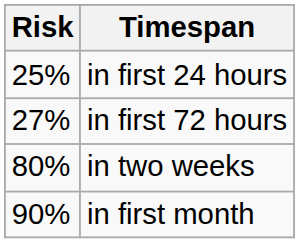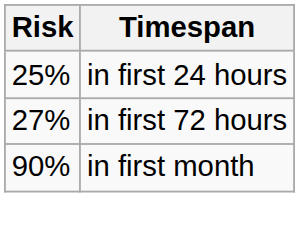- row: (171, 167)
